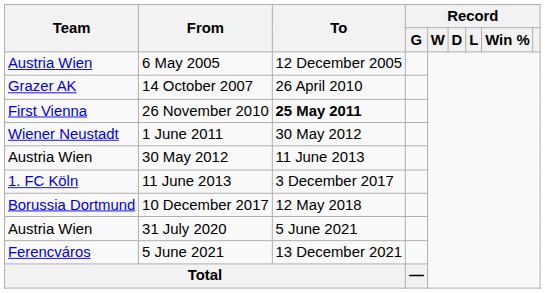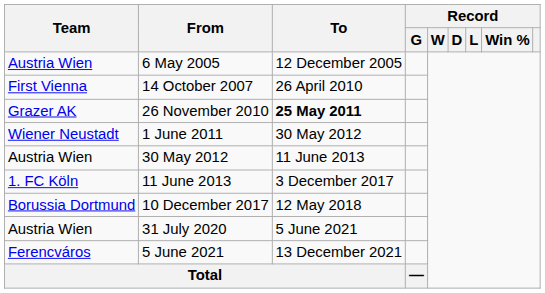(42, 87) Grazer AK -> (47, 87) First Vienna
(47, 110) First Vienna -> (42, 110) Grazer AK
